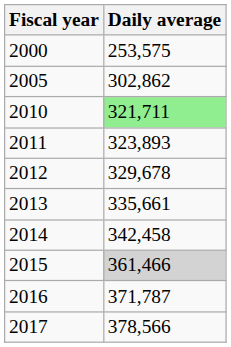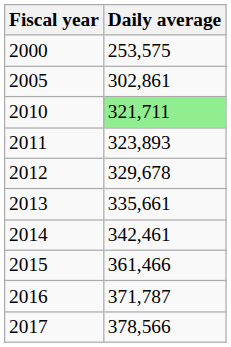(139, 81) 302,862 -> (139, 81) 302,861
(139, 234) 342,458 -> (139, 234) 342,461
(139, 265) lightgrey background -> (139, 265) no background
